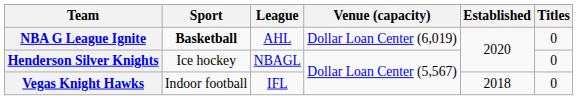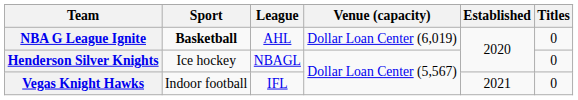(497, 83) 2018 -> (497, 83) 2021
